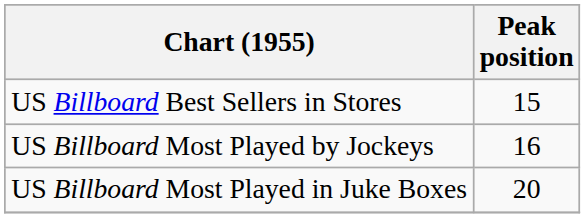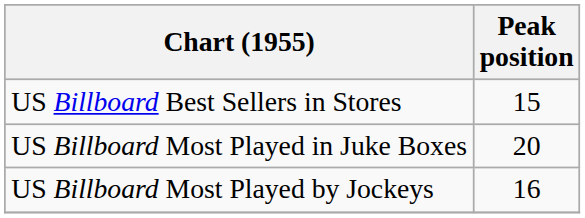rows swapped: (223, 145) <-> (239, 189)
